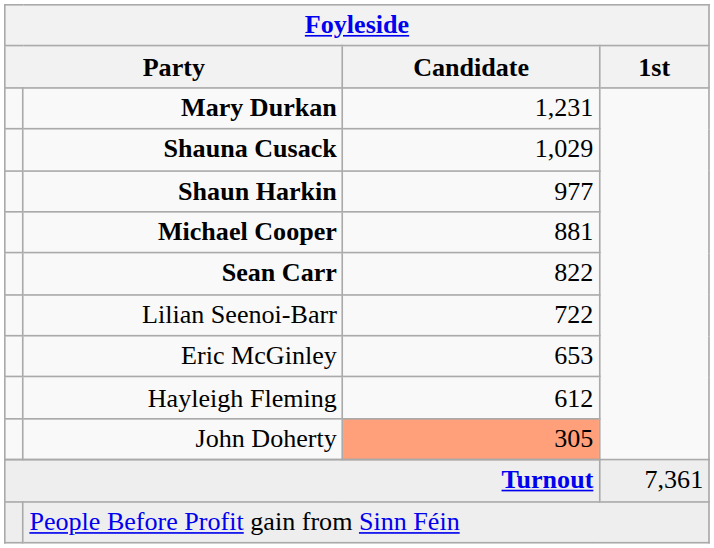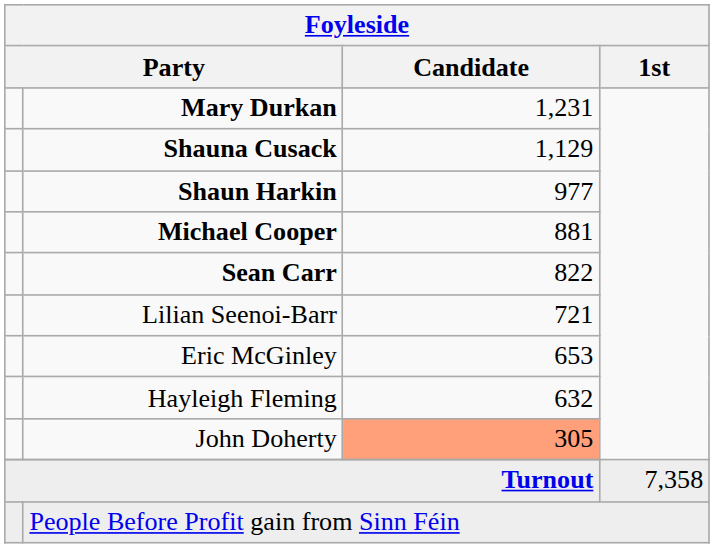(564, 149) 1,029 -> (564, 149) 1,129
(574, 314) 722 -> (574, 314) 721
(574, 397) 612 -> (574, 397) 632
(674, 480) 7,361 -> (674, 480) 7,358
